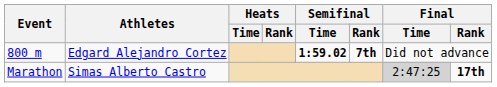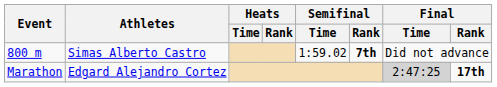(147, 52) Edgard Alejandro Cortez -> (137, 52) Simas Alberto Castro
(323, 52) bold -> (323, 52) normal
(137, 72) Simas Alberto Castro -> (147, 72) Edgard Alejandro Cortez
